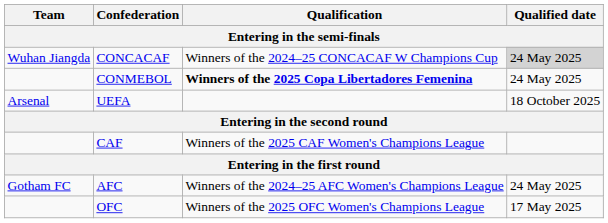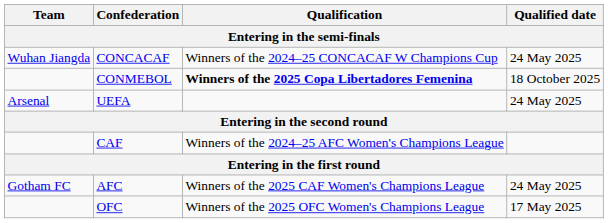(546, 57) lightgrey background -> (546, 57) no background
(546, 79) 24 May 2025 -> (555, 79) 18 October 2025
(555, 100) 18 October 2025 -> (546, 100) 24 May 2025
(335, 143) Winners of the 2025 CAF Women's Champions League -> (345, 143) Winners of the 2024–25 AFC Women's Champions League
(345, 185) Winners of the 2024–25 AFC Women's Champions League -> (335, 185) Winners of the 2025 CAF Women's Champions League
